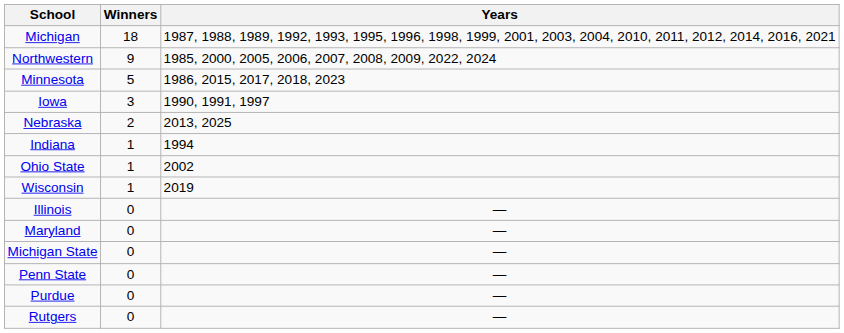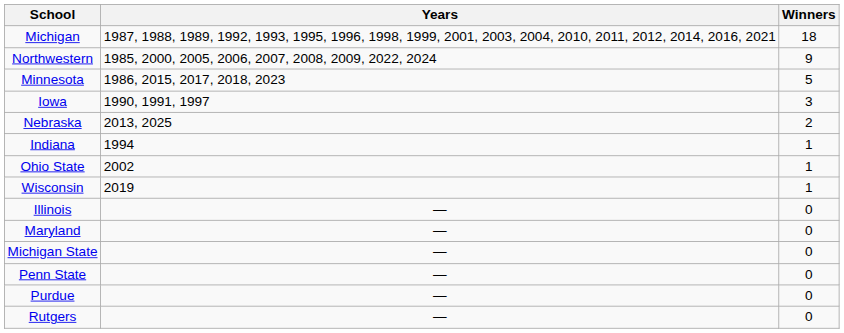columns swapped: (131, 15) <-> (500, 15)
